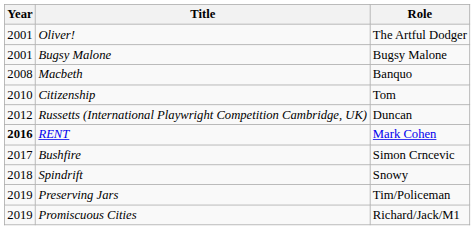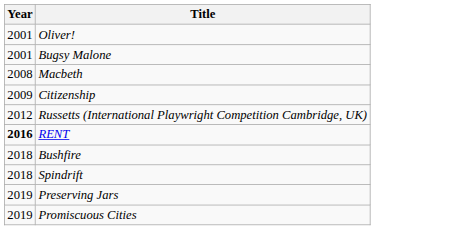- column: (420, 14)
(20, 94) 2010 -> (20, 94) 2009
(20, 154) 2017 -> (20, 154) 2018
